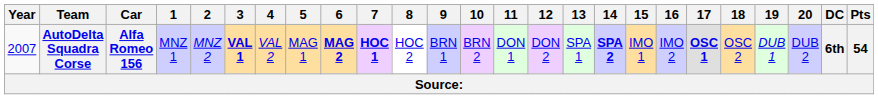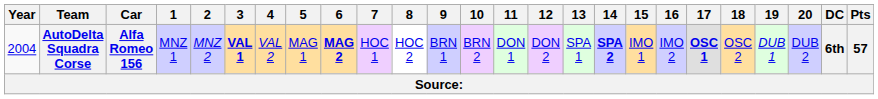(22, 49) 2007 -> (22, 49) 2004
(375, 49) bold -> (375, 49) normal
(861, 49) 54 -> (861, 49) 57
